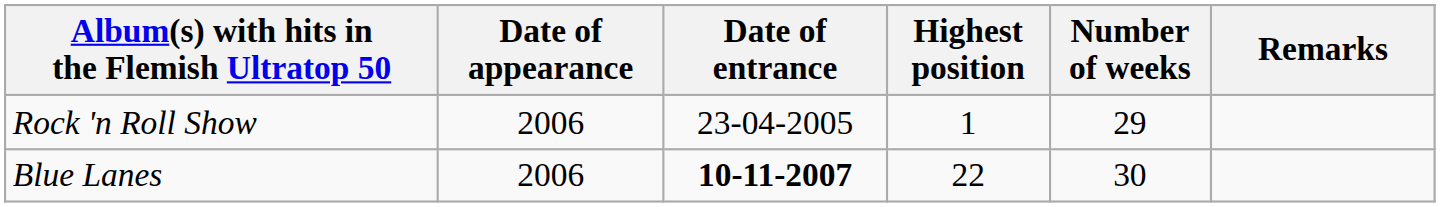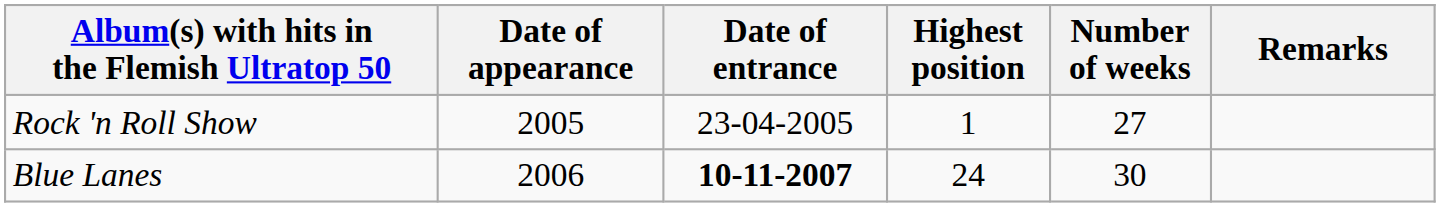(551, 121) 2006 -> (551, 121) 2005
(1130, 121) 29 -> (1130, 121) 27
(968, 174) 22 -> (968, 174) 24
